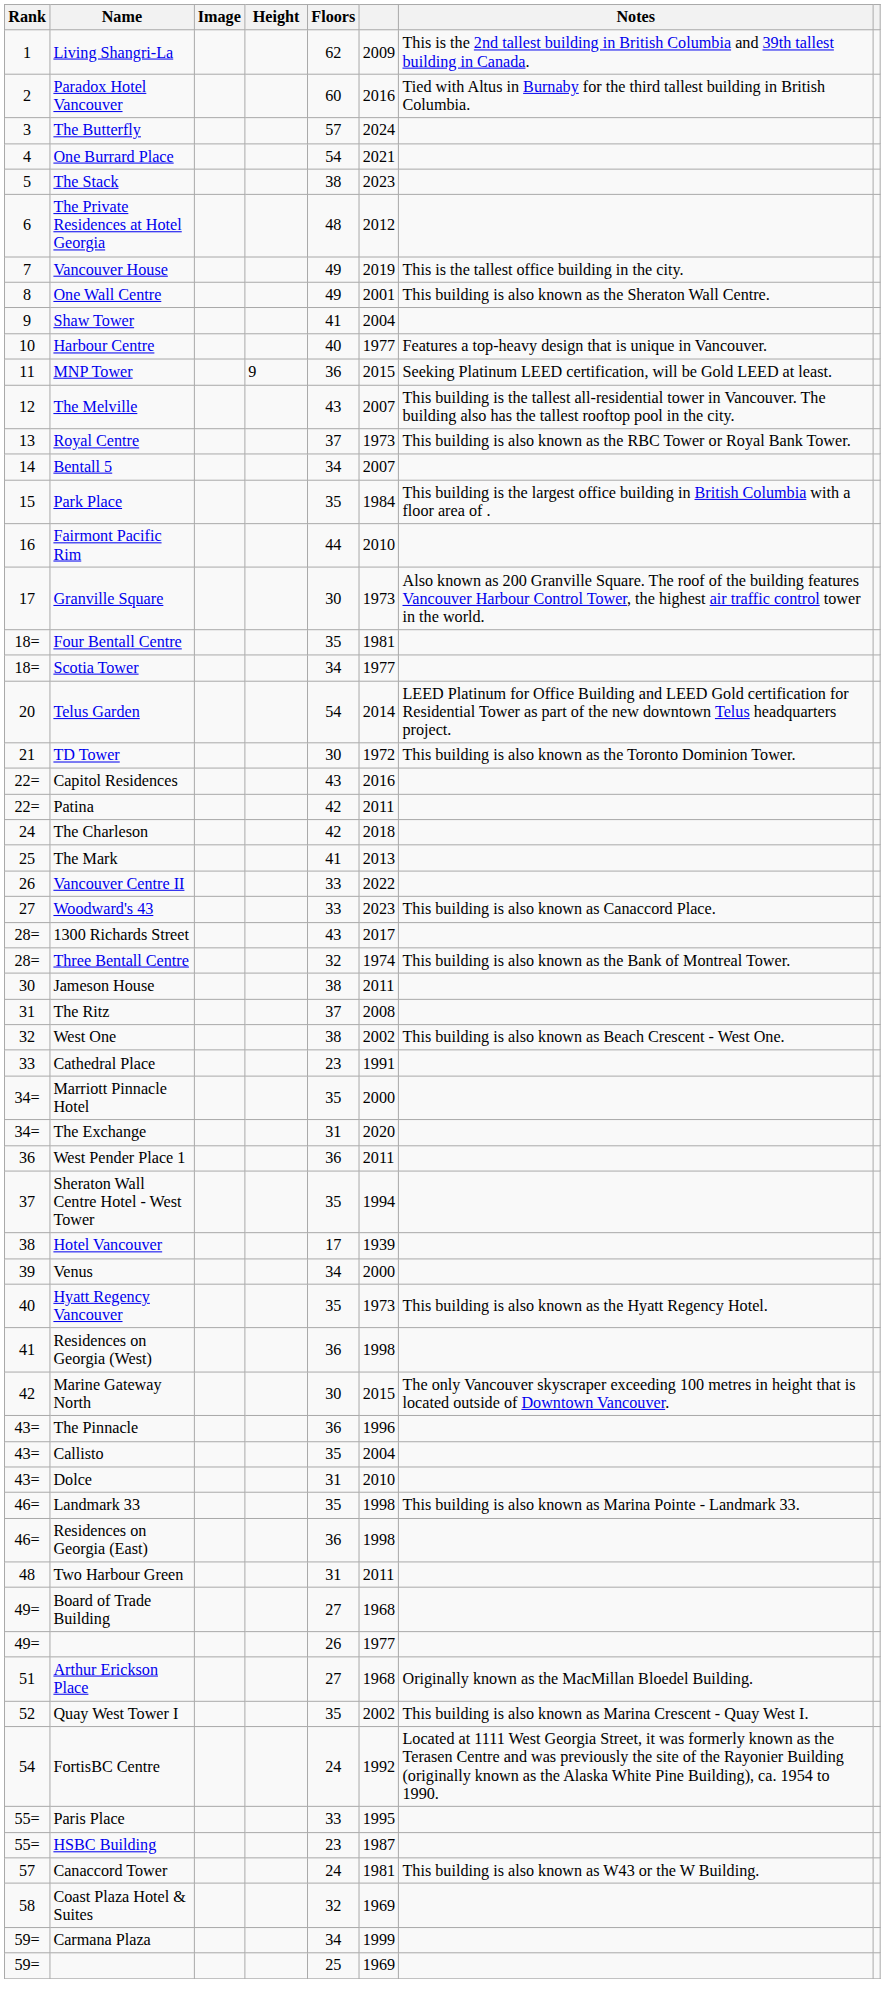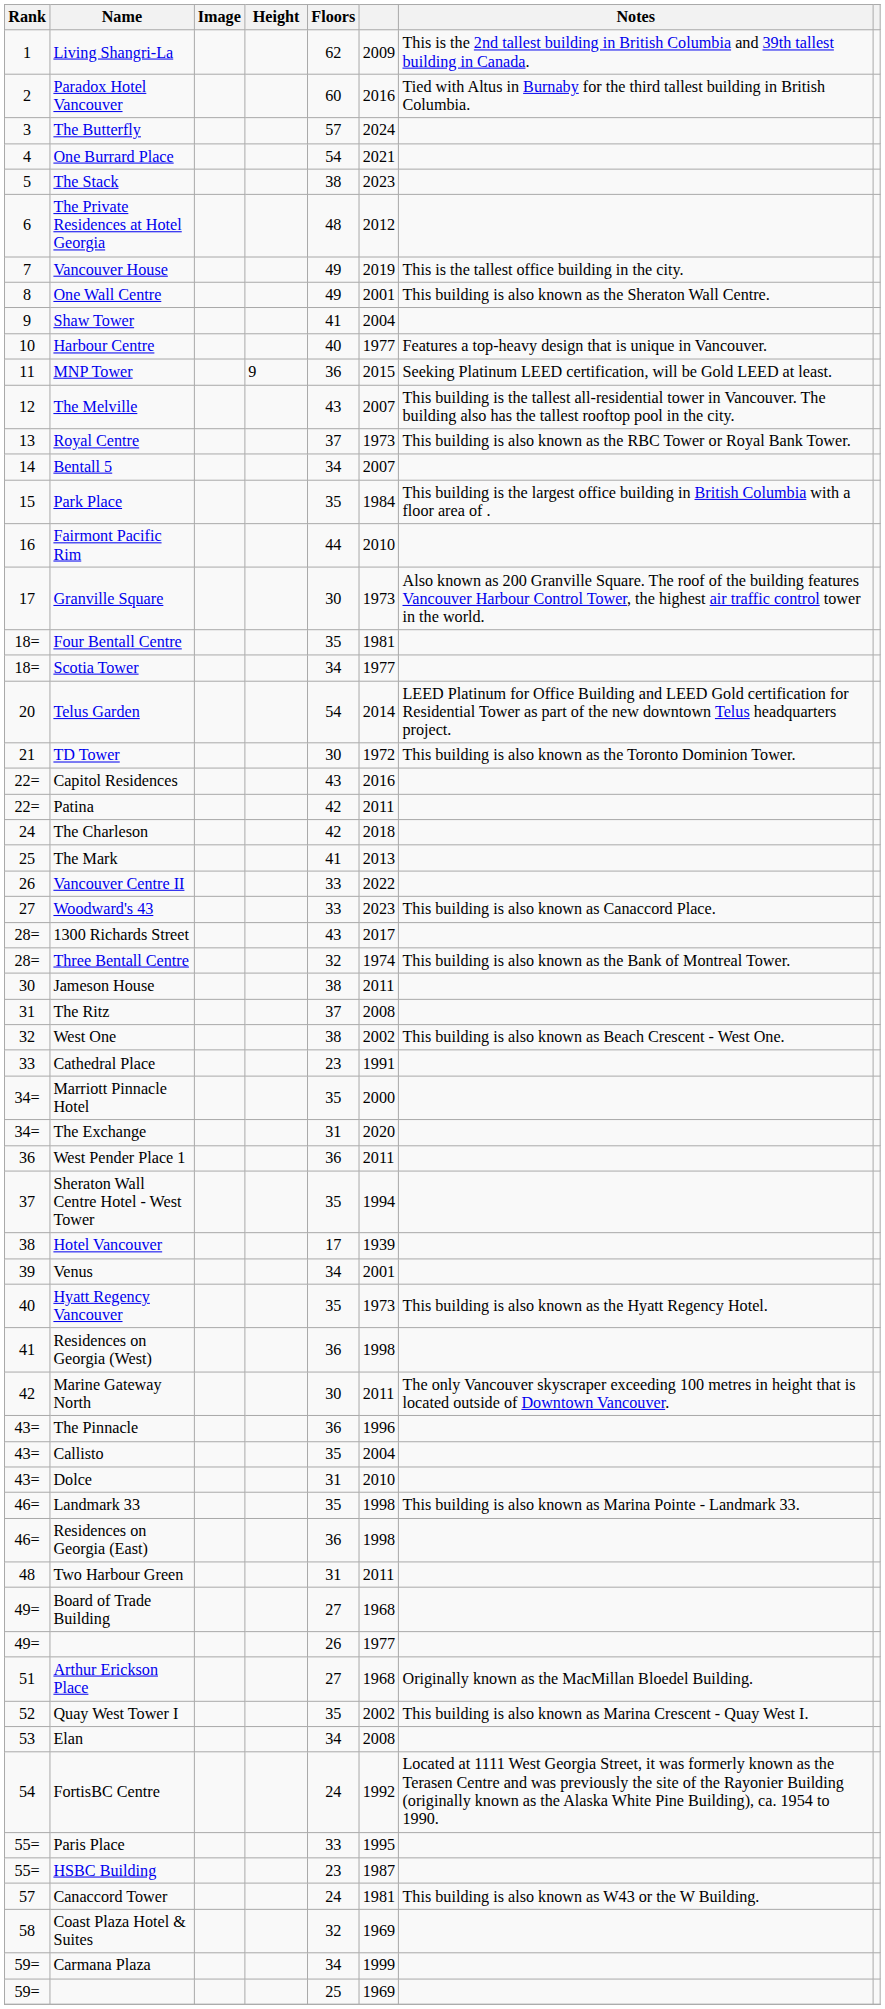(379, 1271) 2000 -> (379, 1271) 2001
(379, 1393) 2015 -> (379, 1393) 2011
+ row: (27, 1739)
